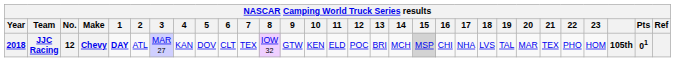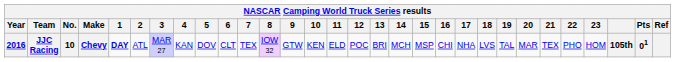(16, 45) 2018 -> (16, 45) 2016
(70, 45) 12 -> (70, 45) 10
(424, 45) lightgrey background -> (424, 45) no background
